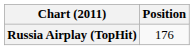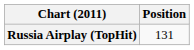(164, 34) 176 -> (164, 34) 131
